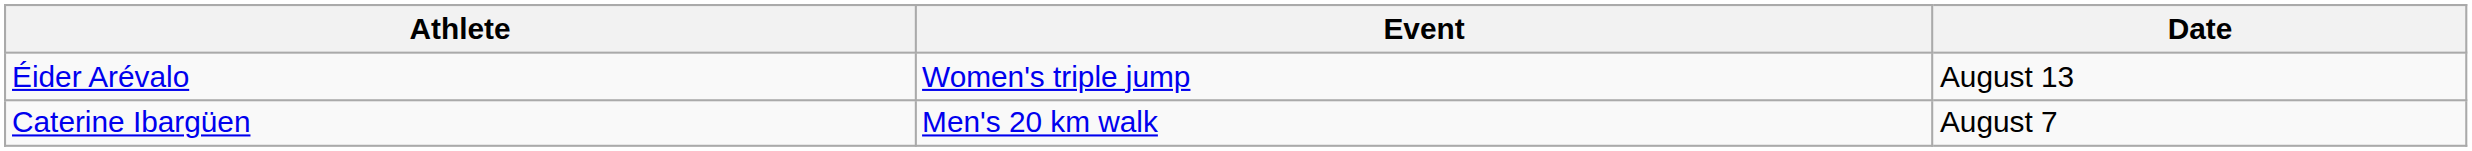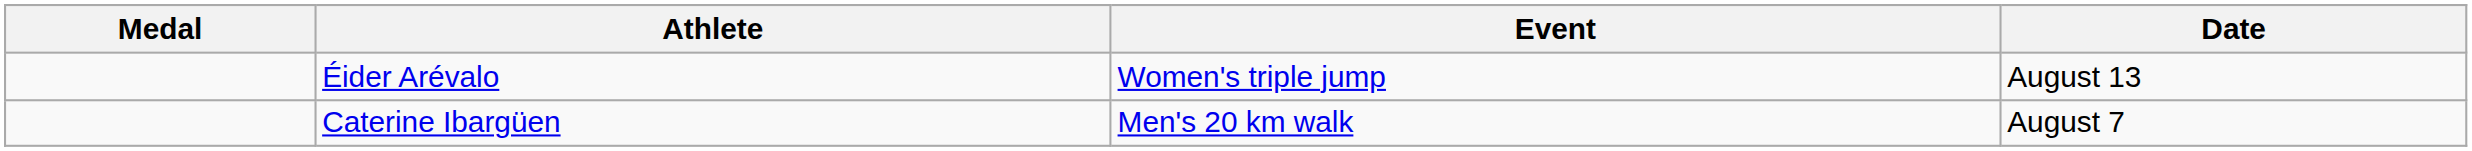+ column: (160, 29)
